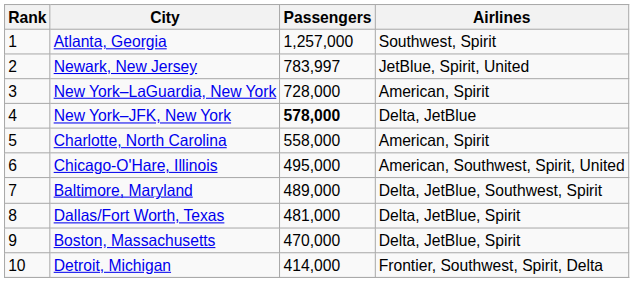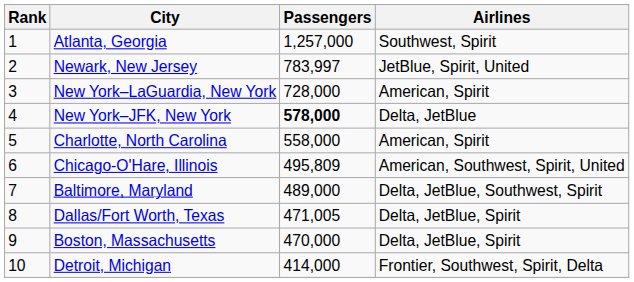(312, 166) 495,000 -> (312, 166) 495,809
(312, 215) 481,000 -> (312, 215) 471,005
